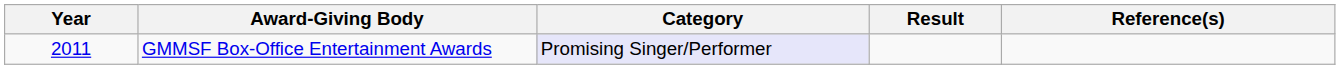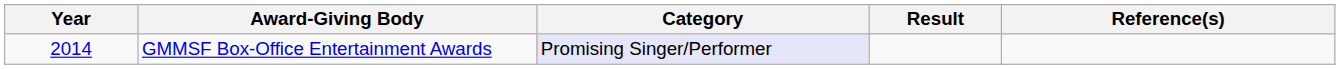(71, 49) 2011 -> (71, 49) 2014
